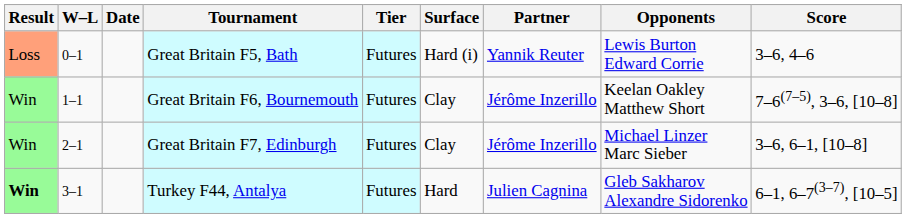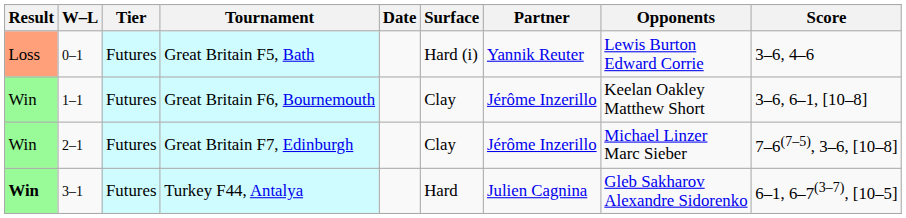columns swapped: (123, 17) <-> (391, 17)
(826, 99) 7–6(7–5), 3–6, [10–8] -> (811, 99) 3–6, 6–1, [10–8]
(811, 145) 3–6, 6–1, [10–8] -> (826, 144) 7–6(7–5), 3–6, [10–8]
